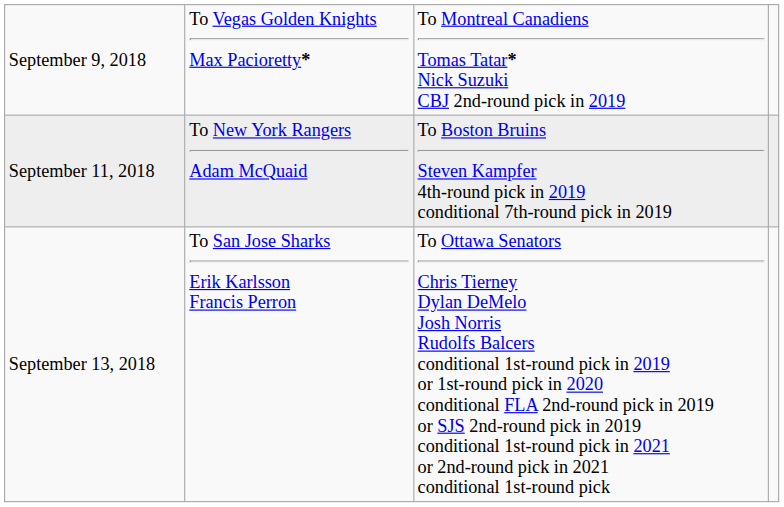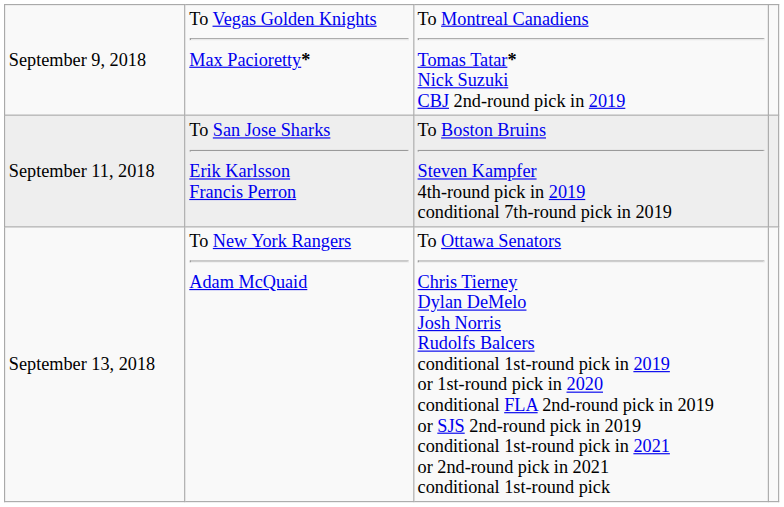(299, 150) To New York Rangers Adam McQuaid -> (299, 160) To San Jose Sharks Erik Karlsson Francis Perron
(299, 271) To San Jose Sharks Erik Karlsson Francis Perron -> (299, 261) To New York Rangers Adam McQuaid
